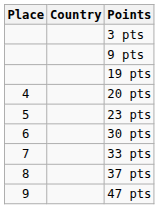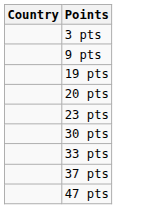- column: (26, 14)
